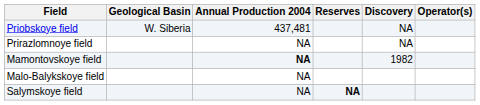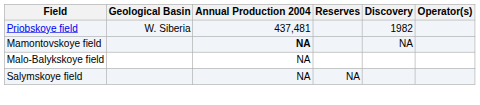(406, 28) NA -> (402, 28) 1982
- row: (49, 44)
(402, 60) 1982 -> (406, 44) NA
(353, 92) bold -> (353, 76) normal
